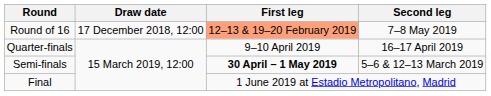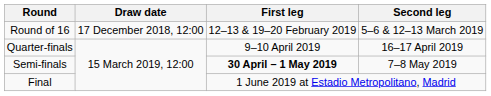(282, 30) lightsalmon background -> (282, 30) no background
(422, 30) 7–8 May 2019 -> (422, 30) 5–6 & 12–13 March 2019
(422, 64) 5–6 & 12–13 March 2019 -> (422, 64) 7–8 May 2019
